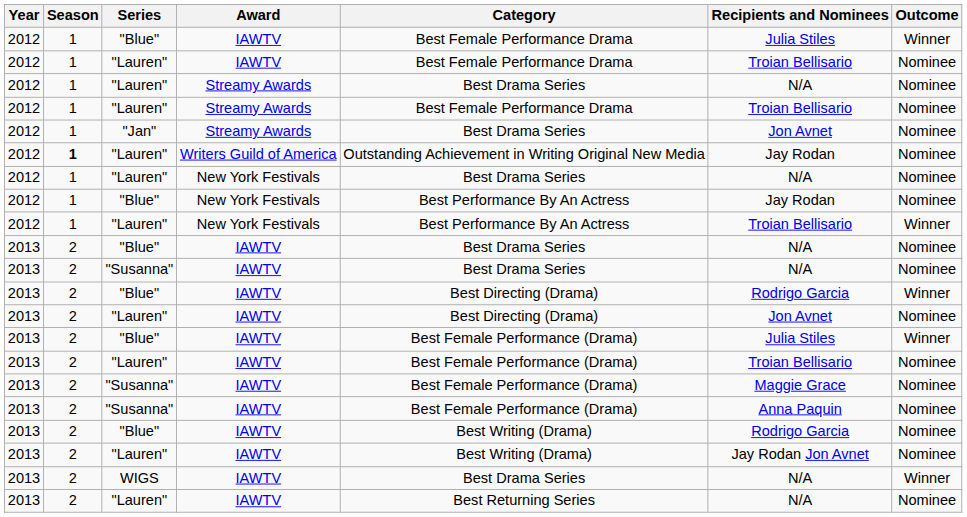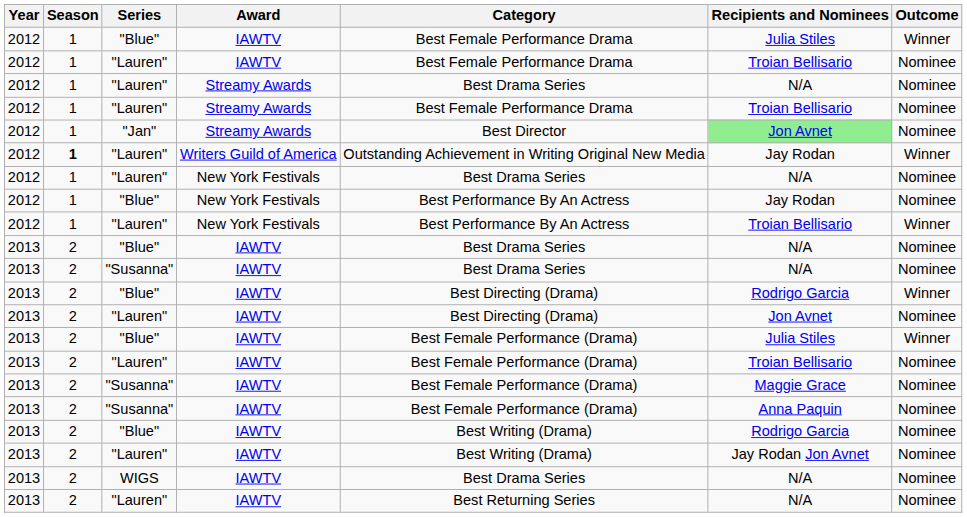(524, 131) Best Drama Series -> (524, 131) Best Director
(800, 131) no background -> (800, 131) lightgreen background
(927, 154) Nominee -> (927, 154) Winner
(927, 477) Winner -> (927, 477) Nominee
